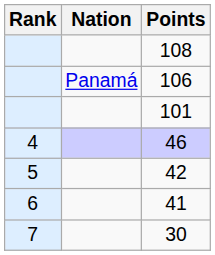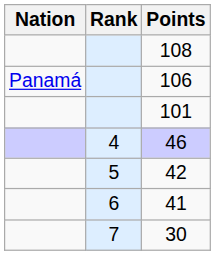columns swapped: (33, 19) <-> (101, 19)
